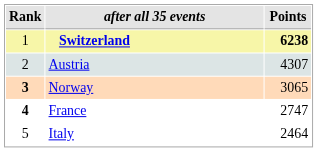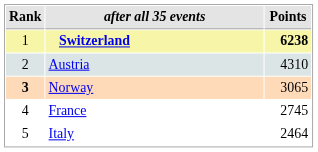(294, 64) 4307 -> (294, 64) 4310
(25, 111) bold -> (25, 111) normal
(294, 111) 2747 -> (294, 111) 2745
